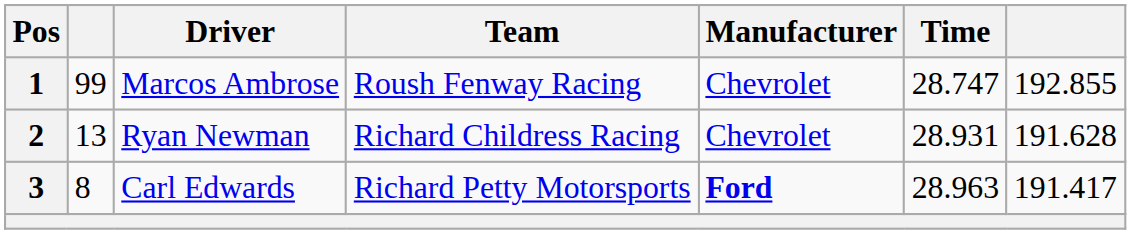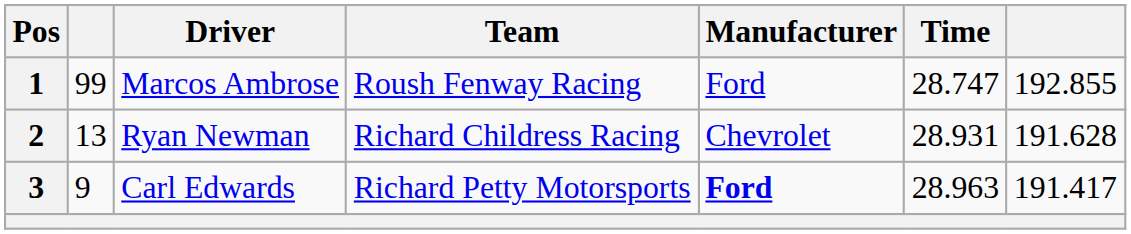(768, 83) Chevrolet -> (735, 83) Ford
(83, 188) 8 -> (83, 188) 9
